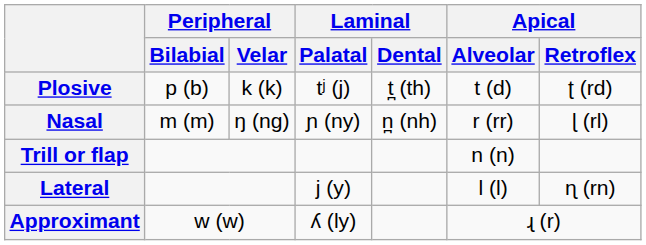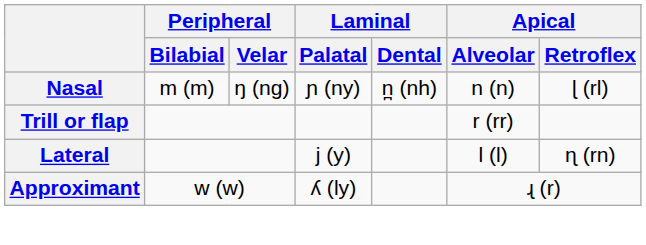- row: (75, 88)
(493, 121) r (rr) -> (493, 88) n (n)
(493, 155) n (n) -> (493, 121) r (rr)
